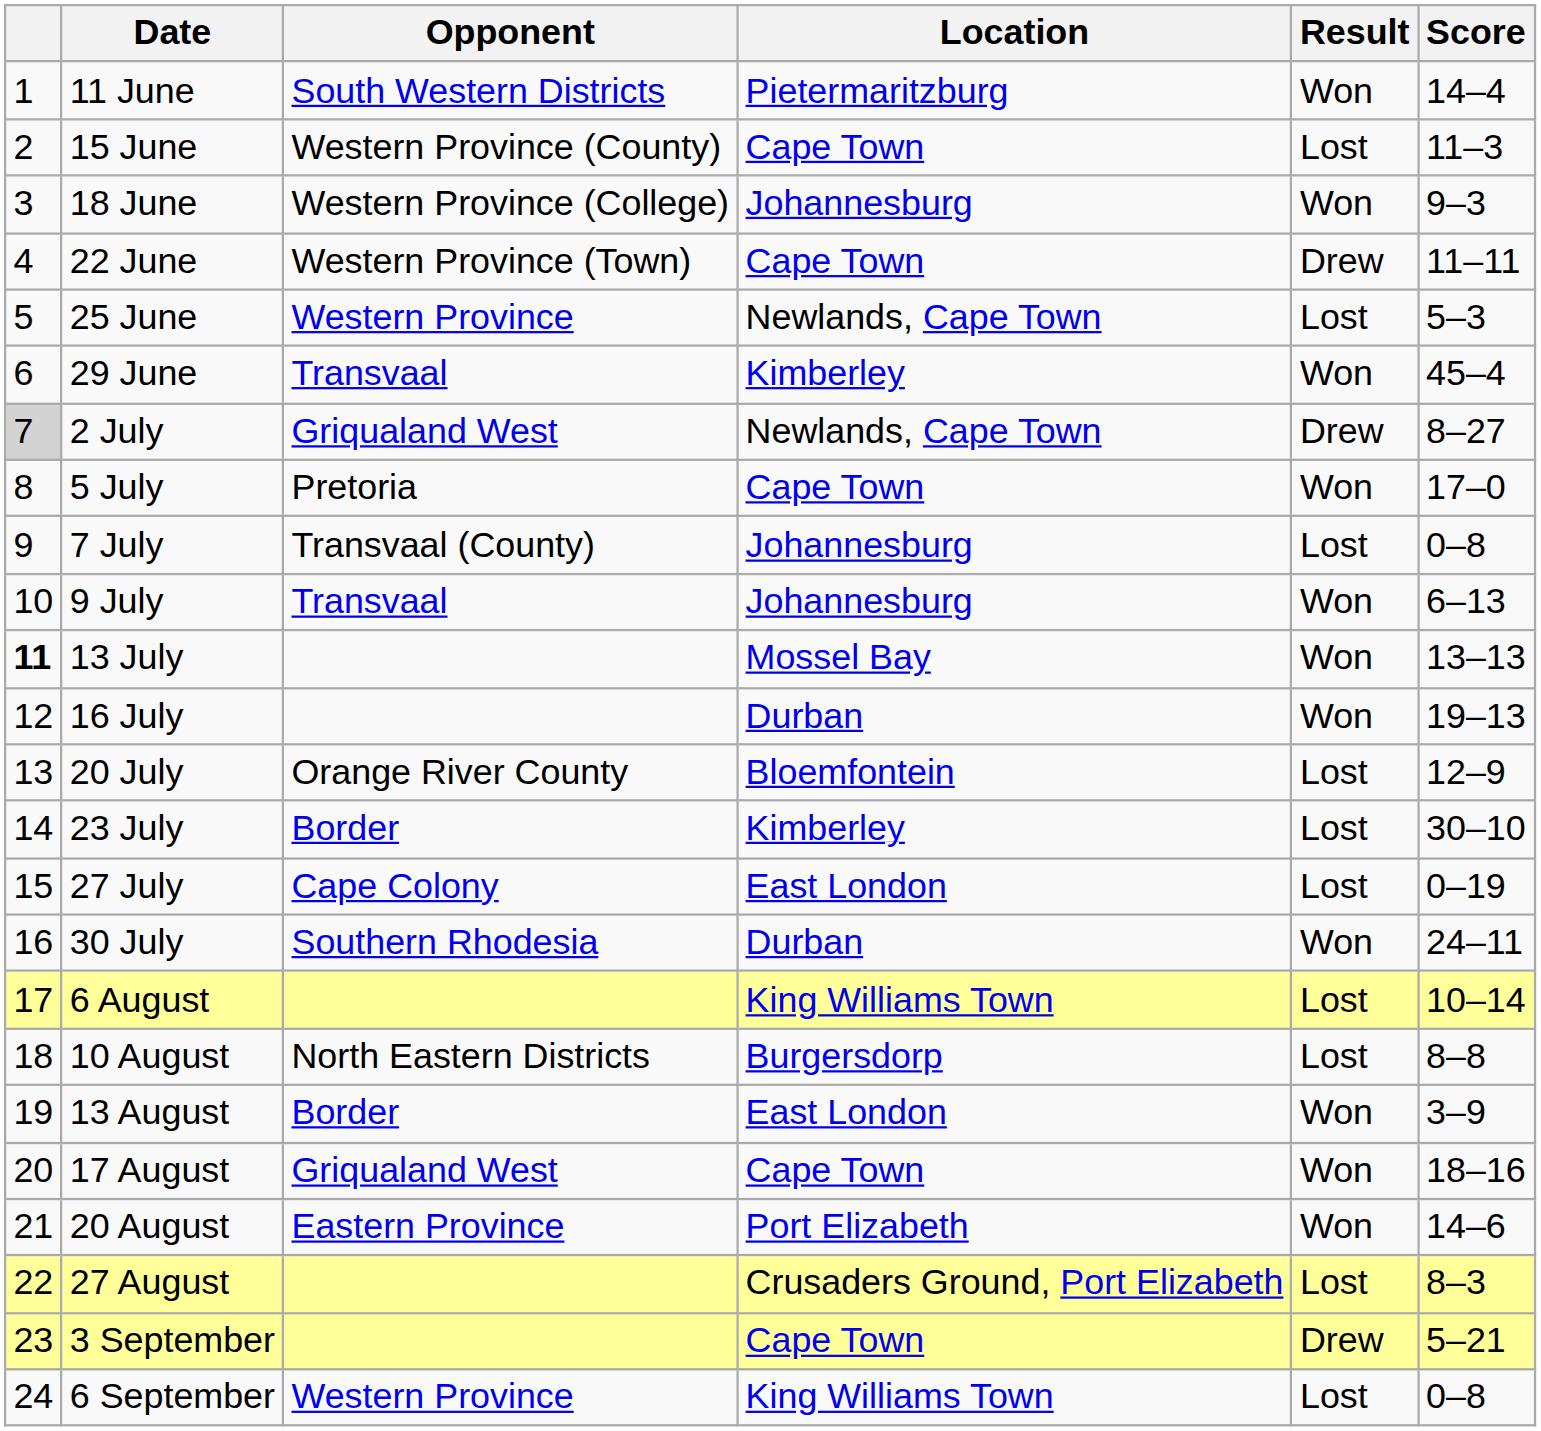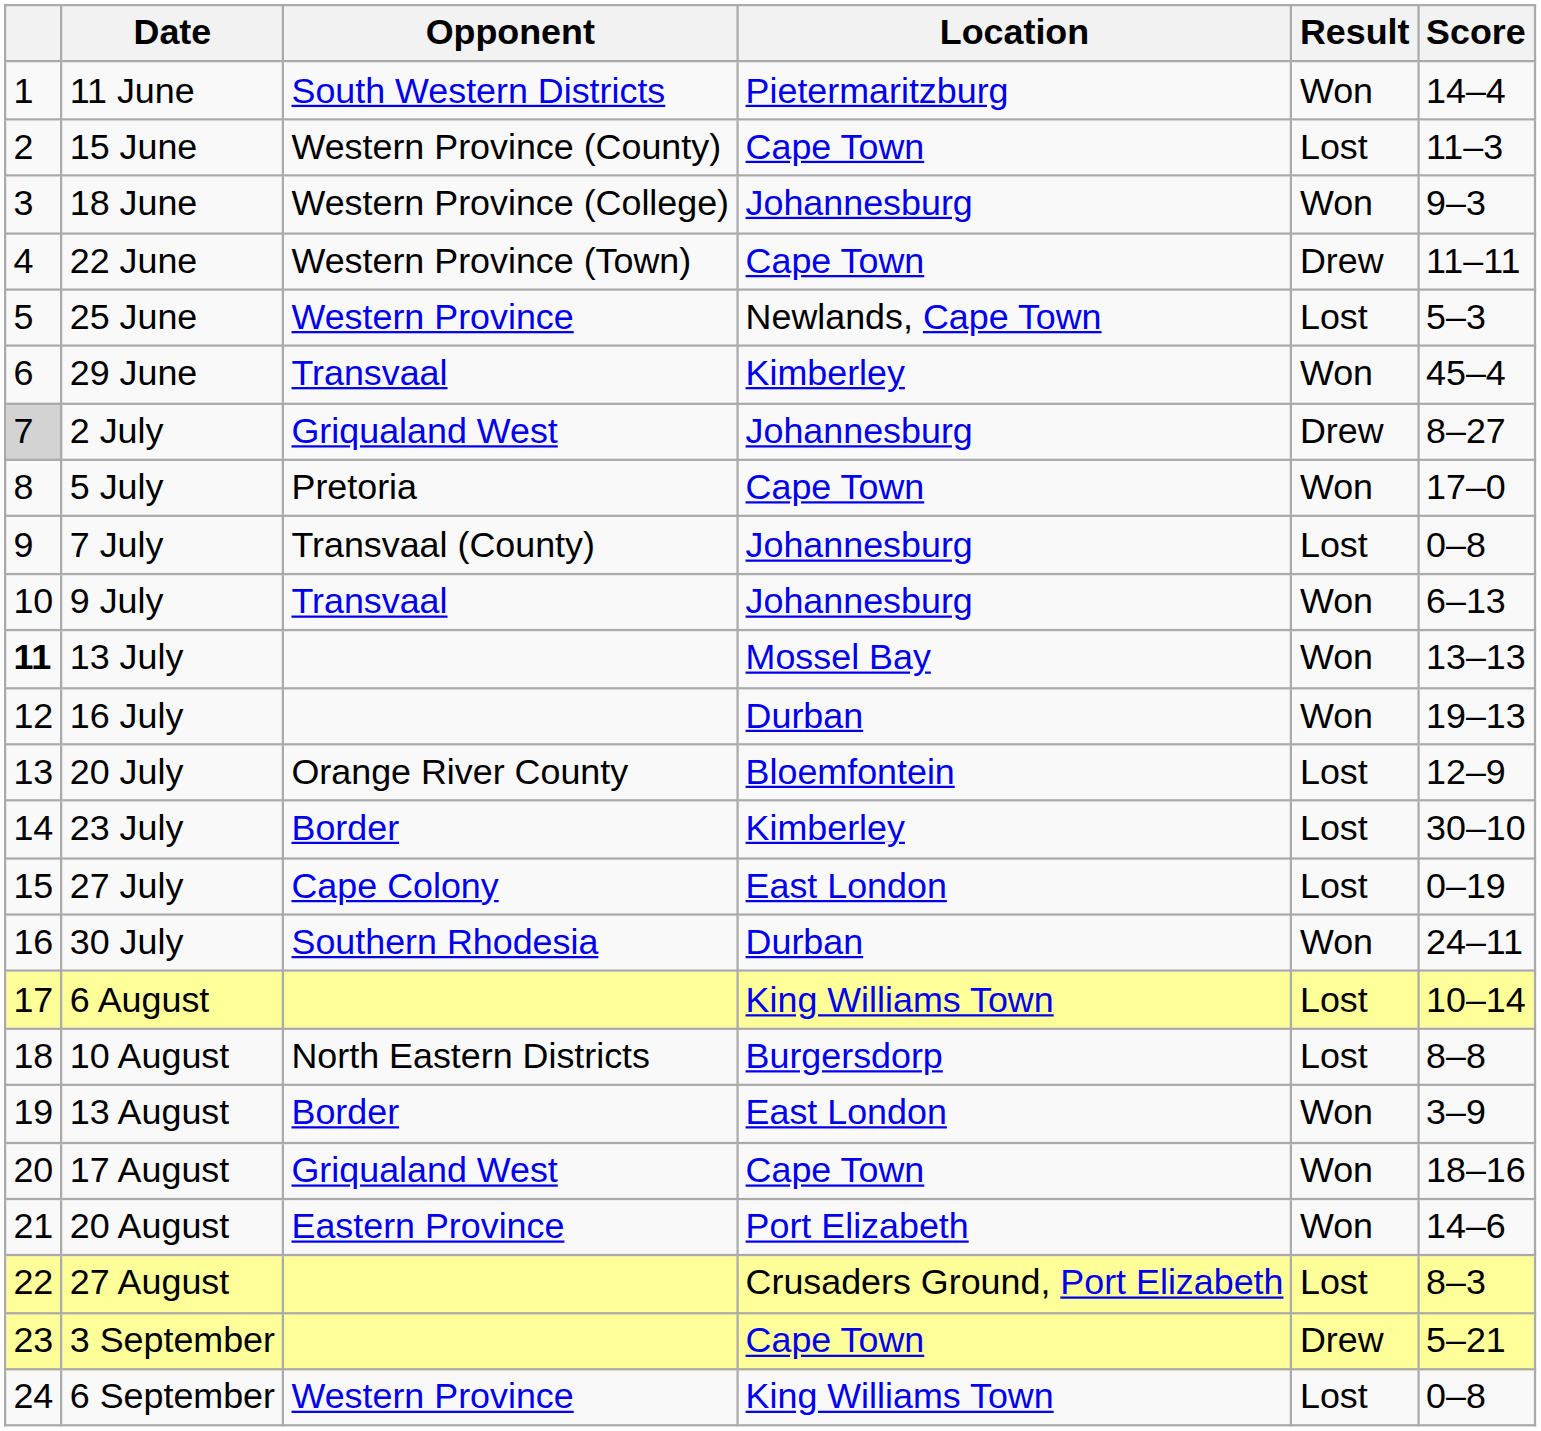(924, 430) Newlands, Cape Town -> (859, 430) Johannesburg
